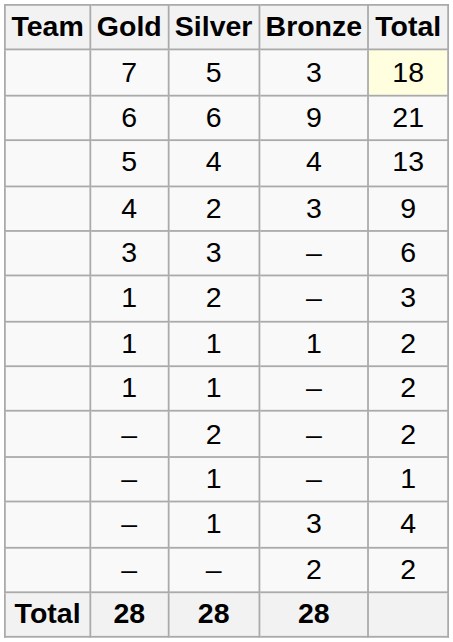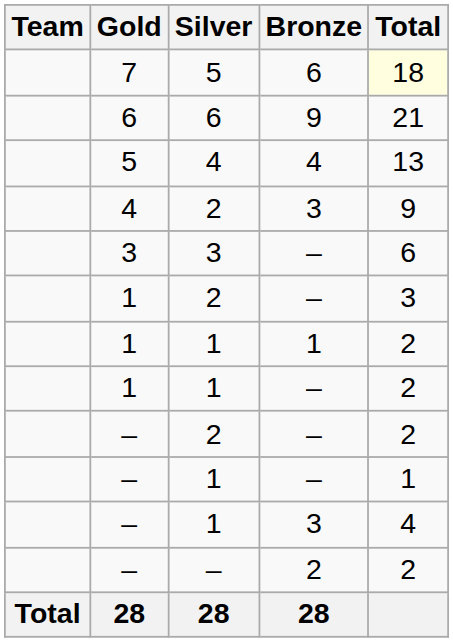(314, 72) 3 -> (314, 72) 6
